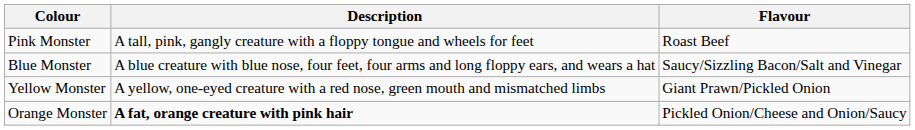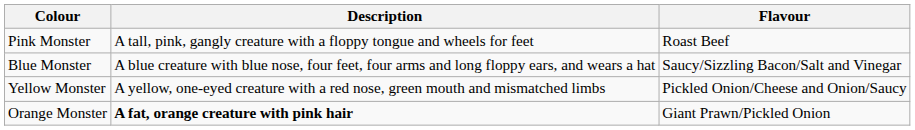(746, 88) Giant Prawn/Pickled Onion -> (785, 88) Pickled Onion/Cheese and Onion/Saucy
(785, 112) Pickled Onion/Cheese and Onion/Saucy -> (746, 112) Giant Prawn/Pickled Onion
